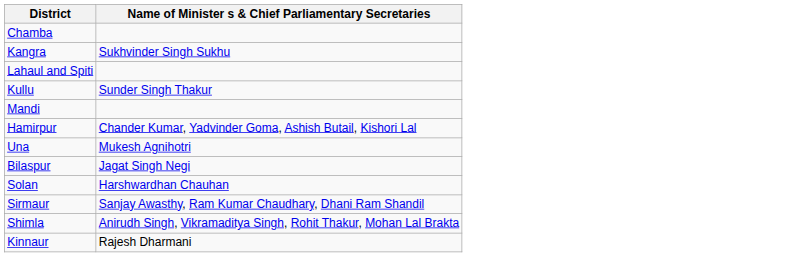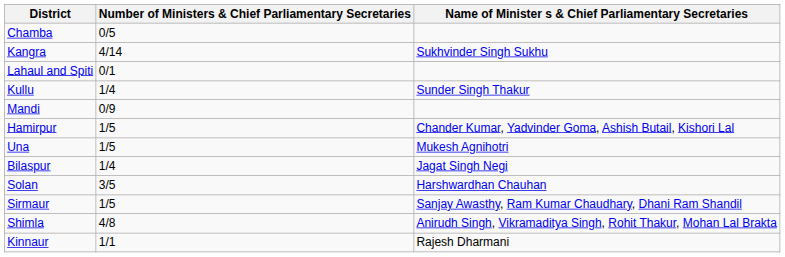+ column: (255, 14)
